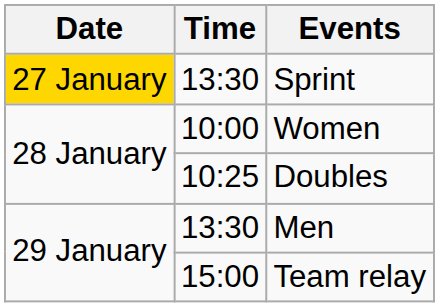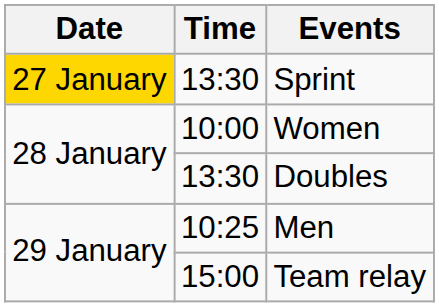(220, 177) 10:25 -> (220, 177) 13:30
(220, 227) 13:30 -> (220, 227) 10:25
